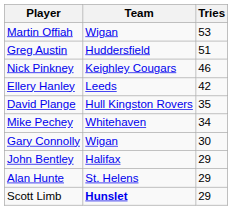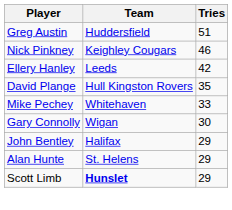- row: (40, 31)
(205, 123) 34 -> (205, 104) 33
